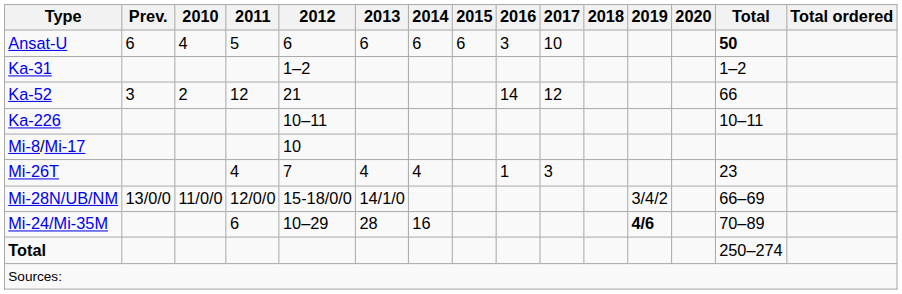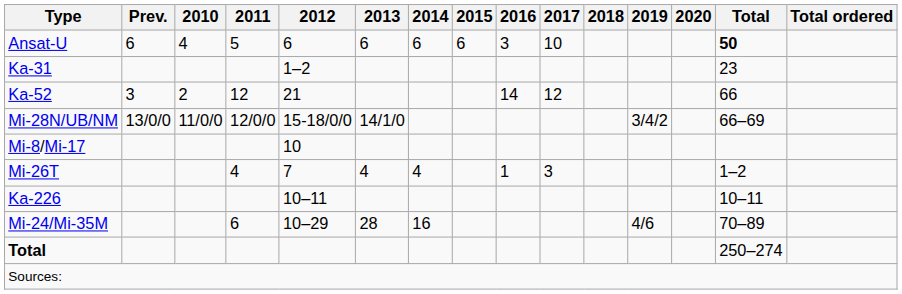(733, 69) 1–2 -> (728, 69) 23
rows swapped: (35, 120) <-> (63, 198)
(728, 172) 23 -> (733, 172) 1–2
(643, 224) bold -> (643, 224) normal
